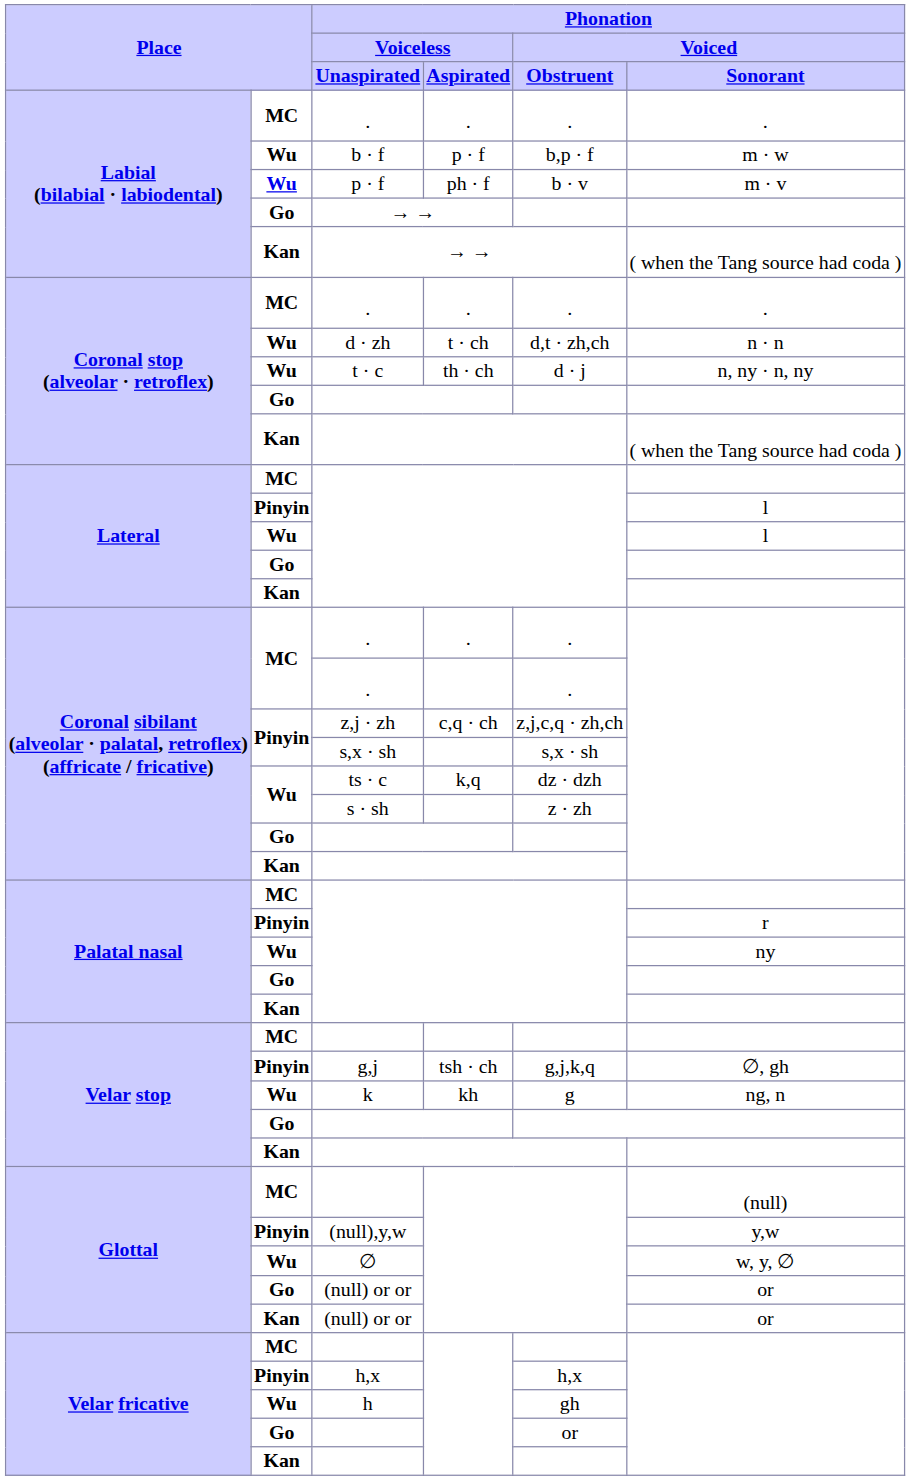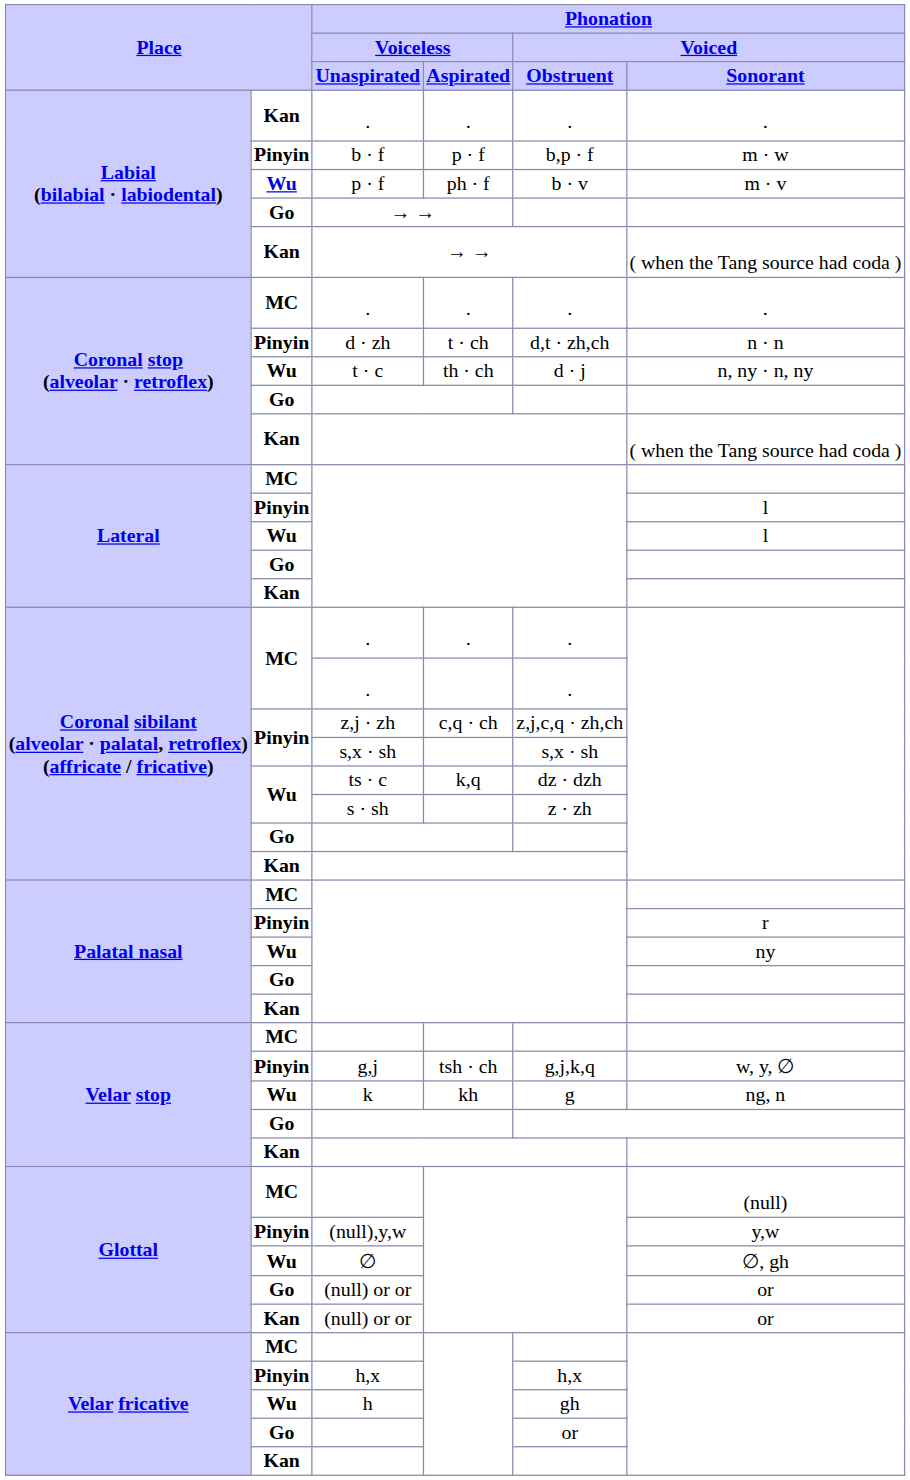(282, 115) MC -> (282, 115) Kan
(282, 155) Wu -> (282, 155) Pinyin
(282, 342) Wu -> (282, 342) Pinyin
(765, 1066) ∅, gh -> (765, 1066) w, y, ∅
(765, 1261) w, y, ∅ -> (765, 1261) ∅, gh
